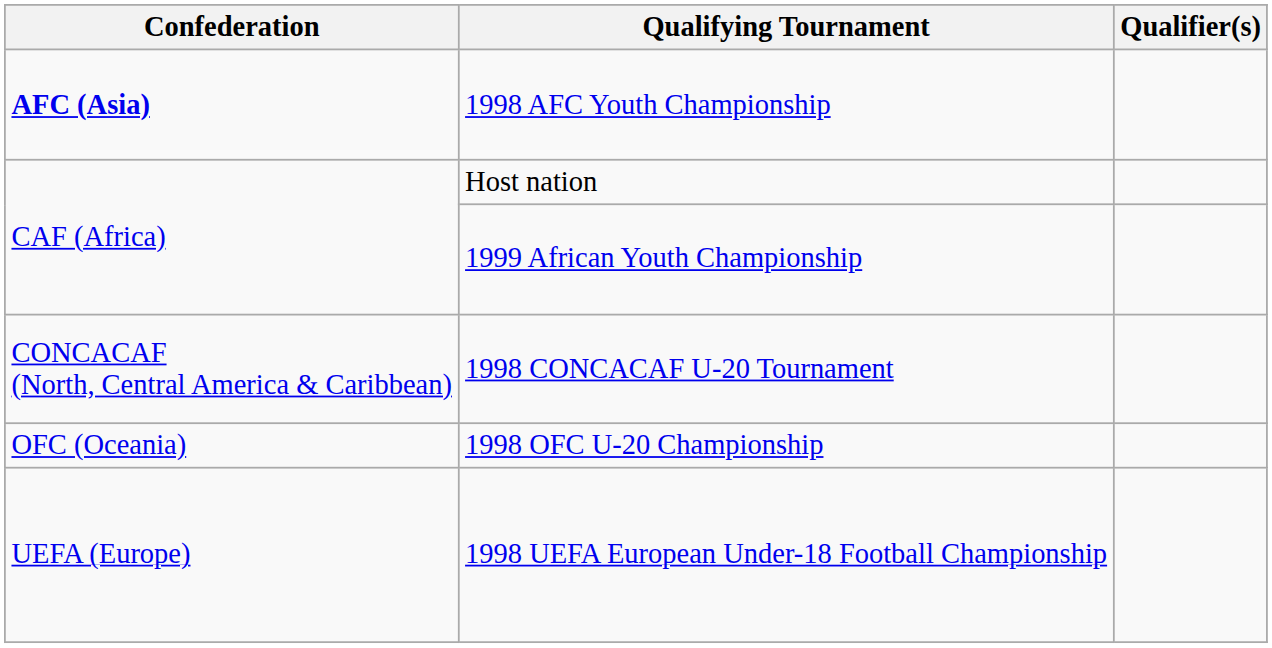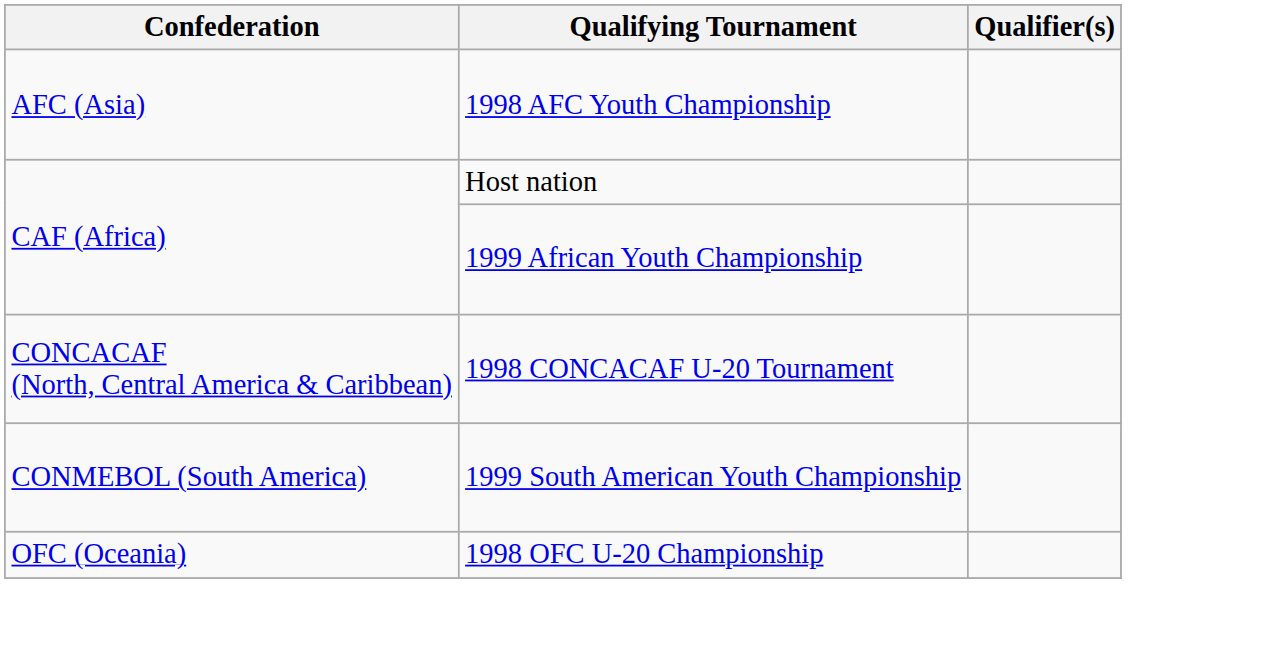(81, 104) bold -> (78, 104) normal
+ row: (713, 477)
- row: (786, 554)
